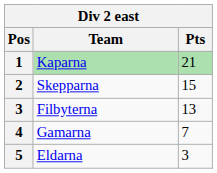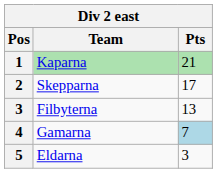(189, 86) 15 -> (189, 86) 17
(185, 132) no background -> (185, 132) lightblue background
